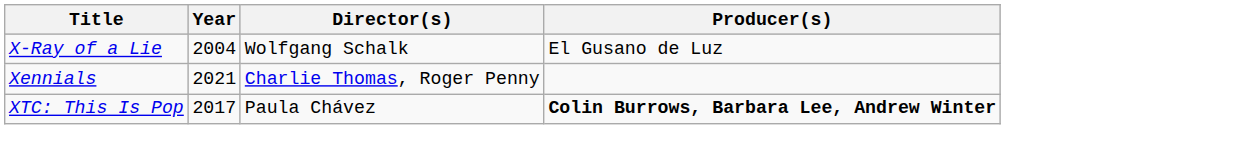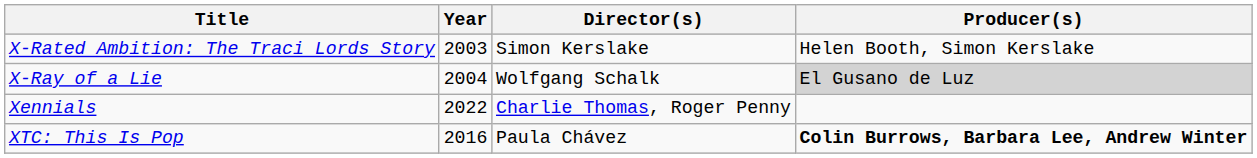+ row: (222, 49)
(636, 49) no background -> (887, 79) lightgrey background
(214, 79) 2021 -> (465, 109) 2022
(214, 109) 2017 -> (465, 138) 2016
